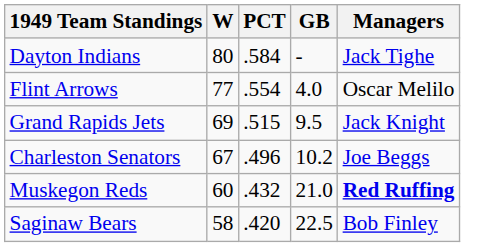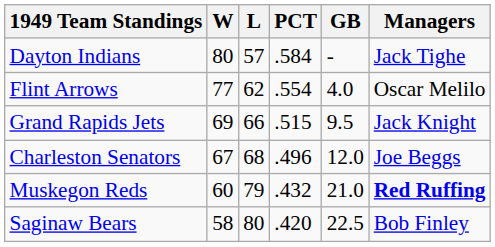+ column: (254, 21)
(314, 156) 10.2 -> (345, 156) 12.0
